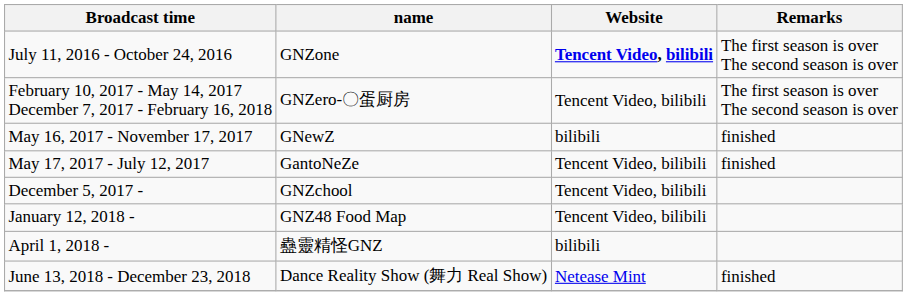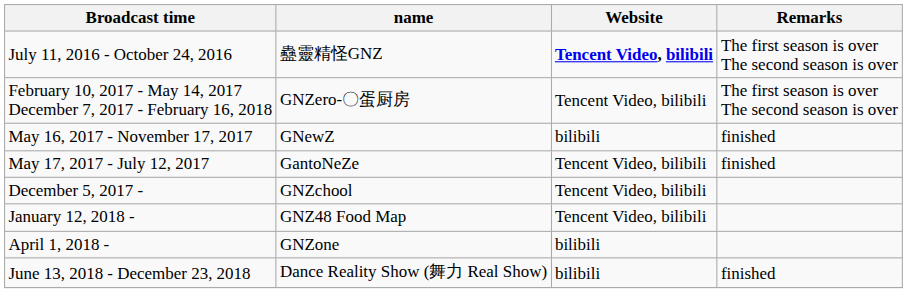(310, 54) GNZone -> (331, 53) 蠱靈精怪GNZ
(331, 245) 蠱靈精怪GNZ -> (310, 244) GNZone
(600, 276) Netease Mint -> (578, 272) bilibili
